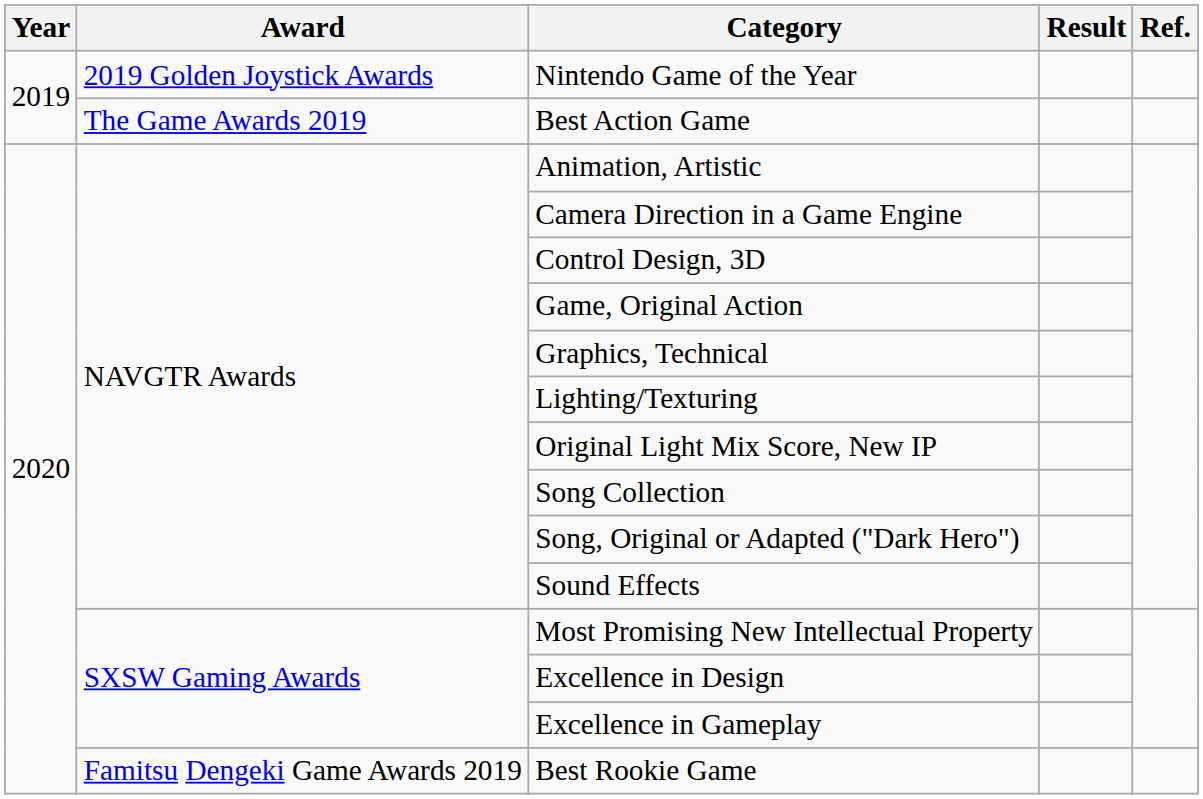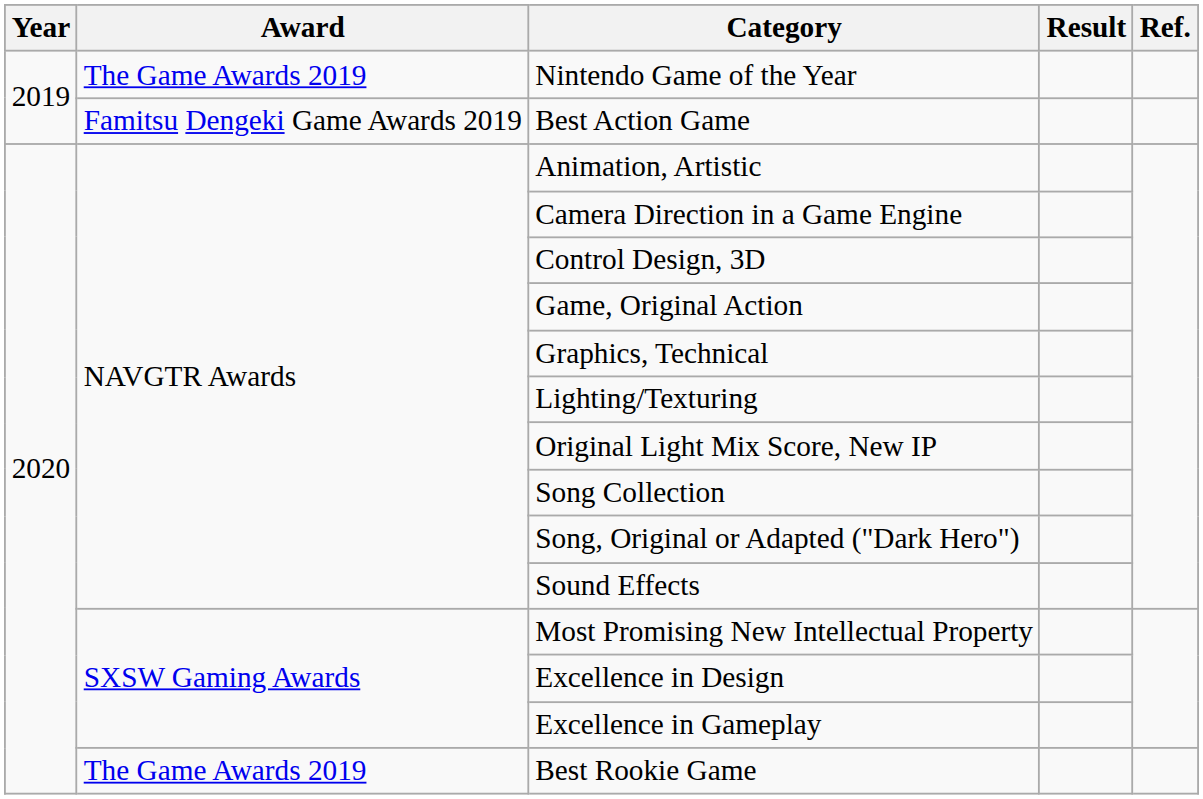(258, 74) 2019 Golden Joystick Awards -> (225, 74) The Game Awards 2019
(225, 120) The Game Awards 2019 -> (303, 120) Famitsu Dengeki Game Awards 2019
(303, 770) Famitsu Dengeki Game Awards 2019 -> (225, 770) The Game Awards 2019
